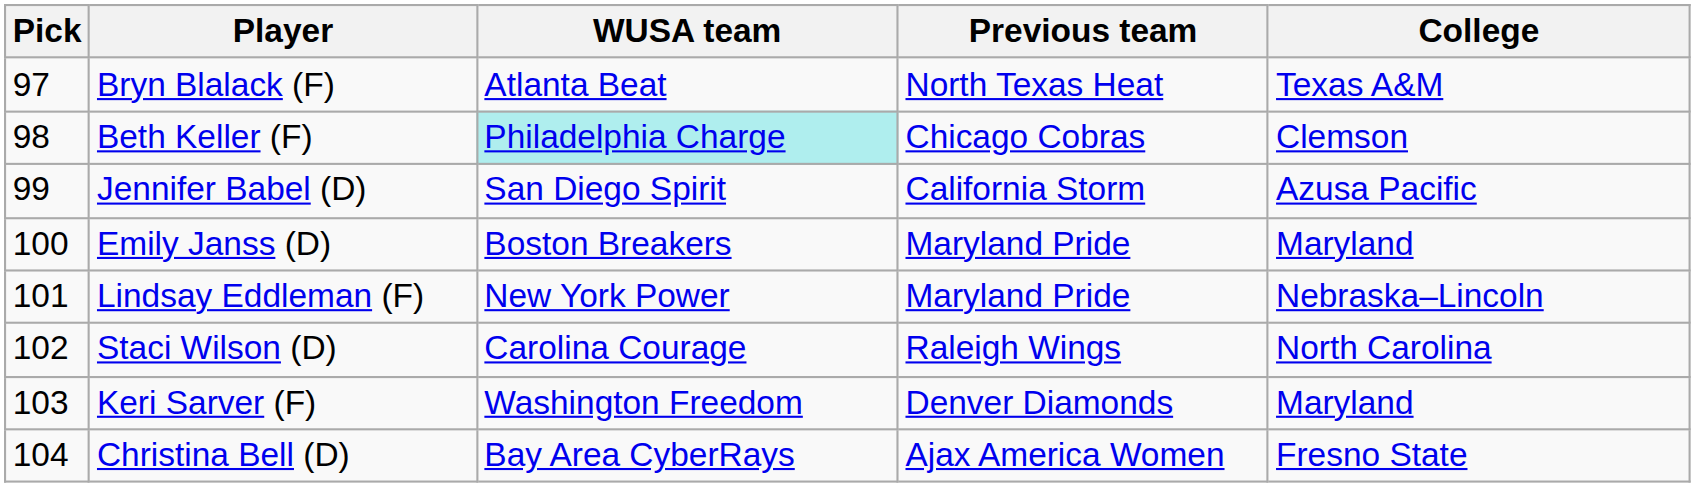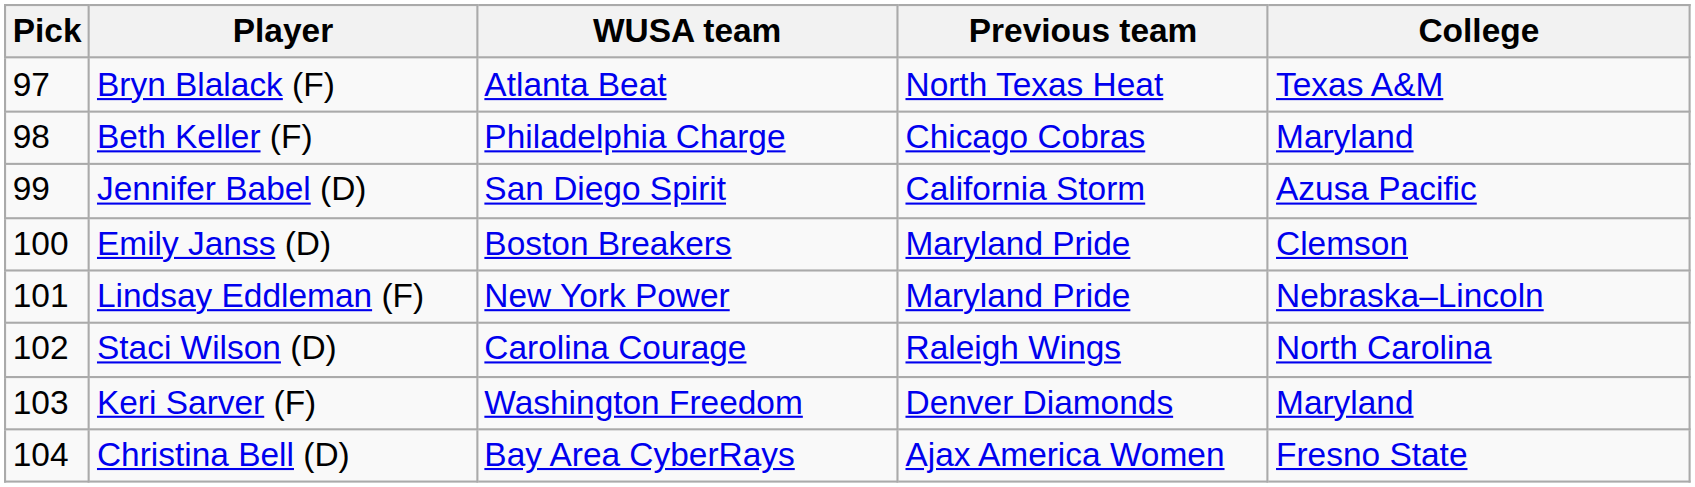(635, 137) paleturquoise background -> (635, 137) no background
(1342, 137) Clemson -> (1345, 137) Maryland
(1345, 243) Maryland -> (1342, 243) Clemson
